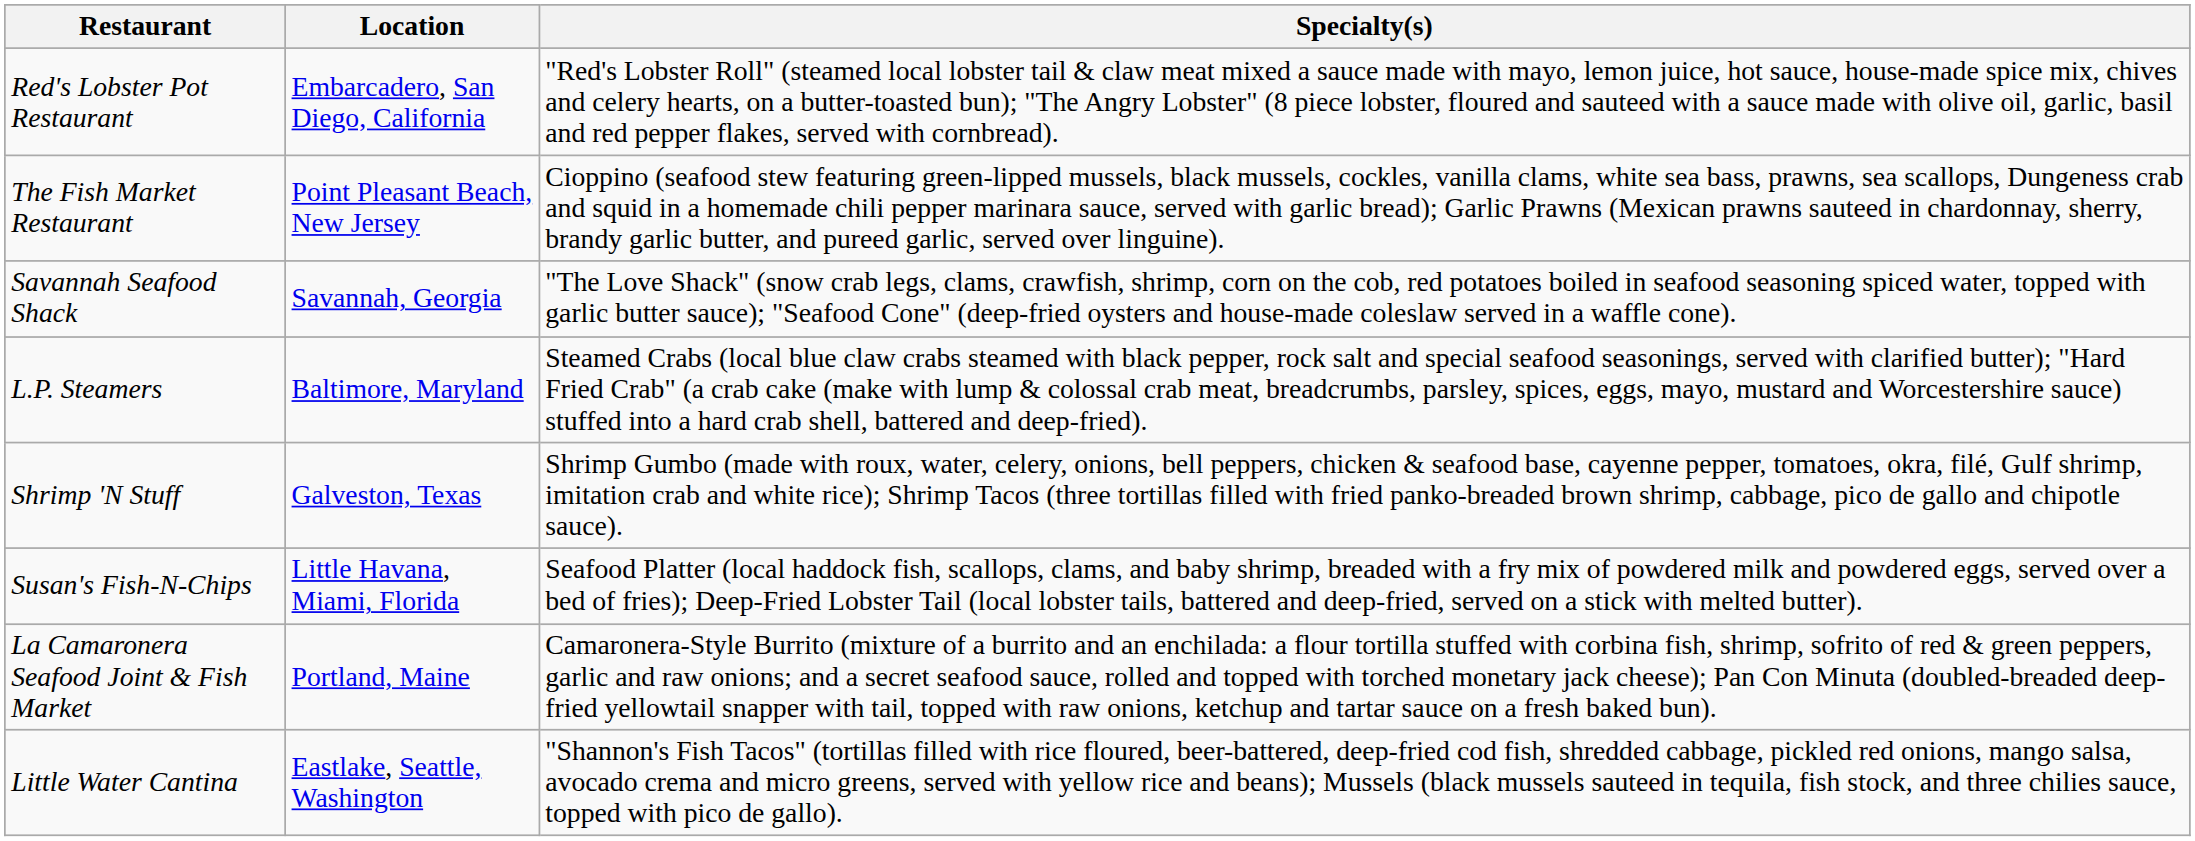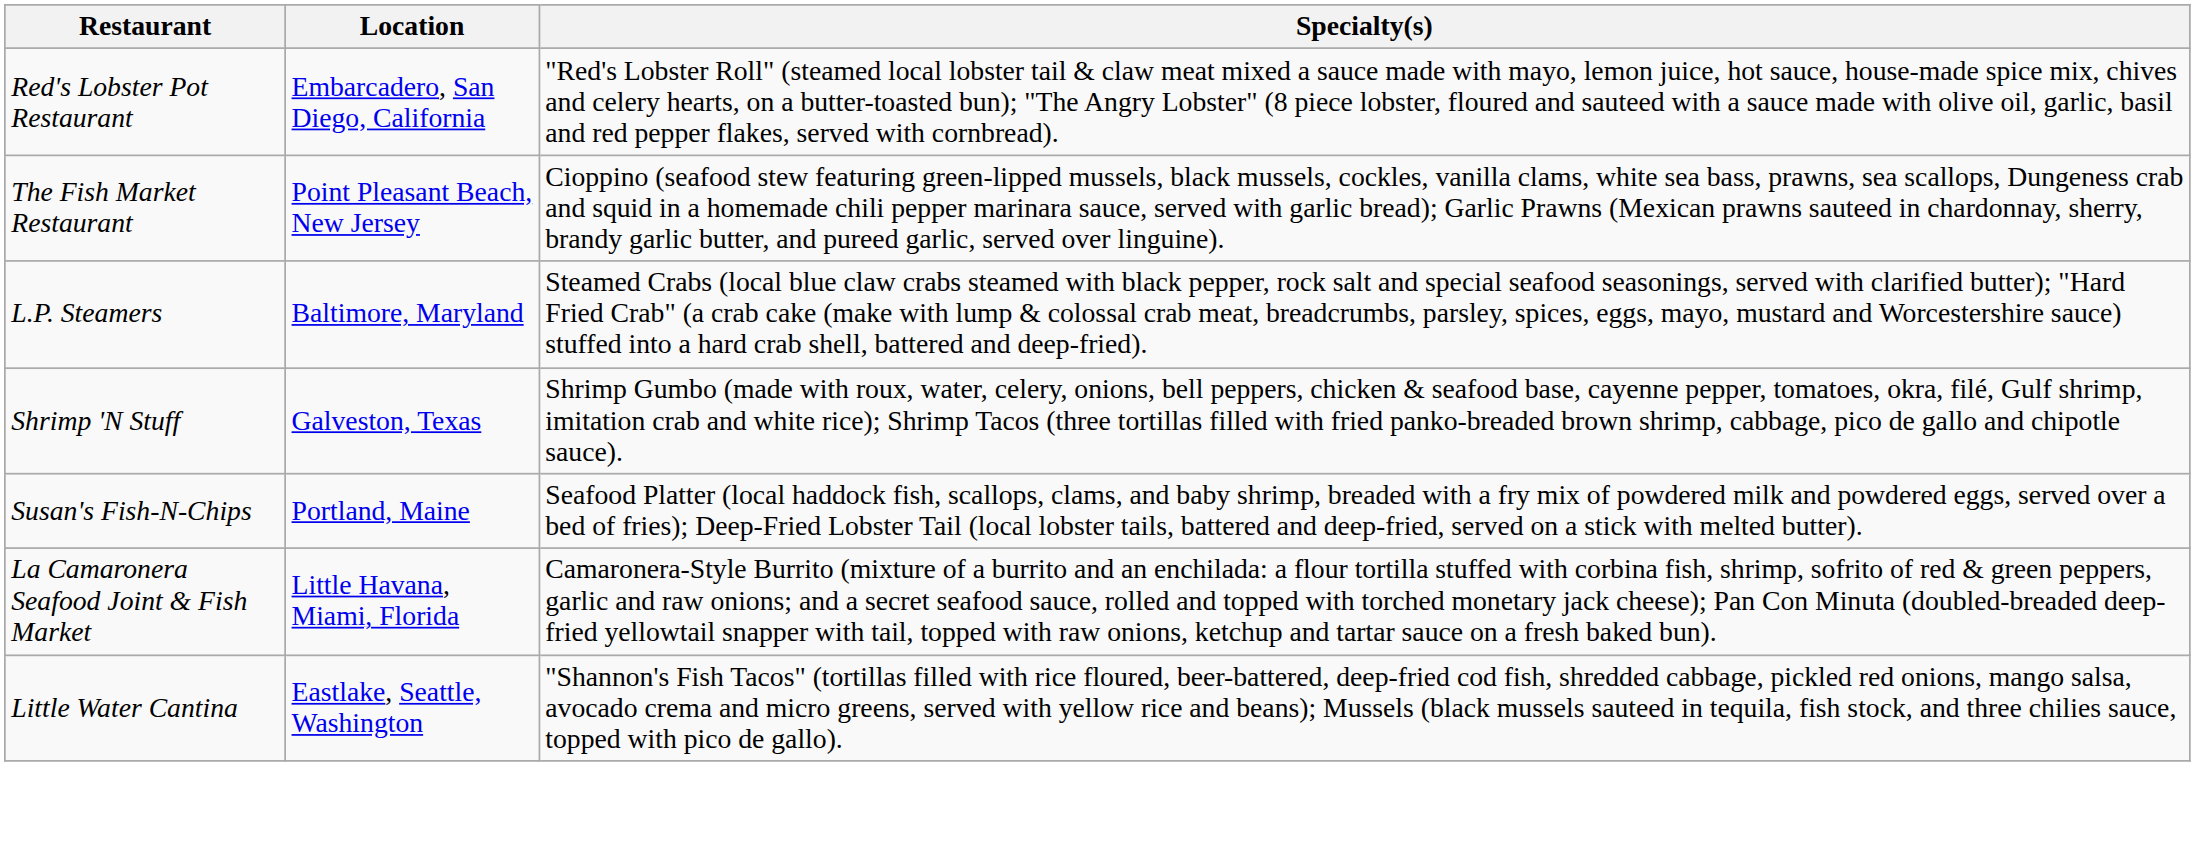- row: (114, 298)
(375, 585) Little Havana, Miami, Florida -> (381, 510) Portland, Maine
(381, 676) Portland, Maine -> (375, 601) Little Havana, Miami, Florida
